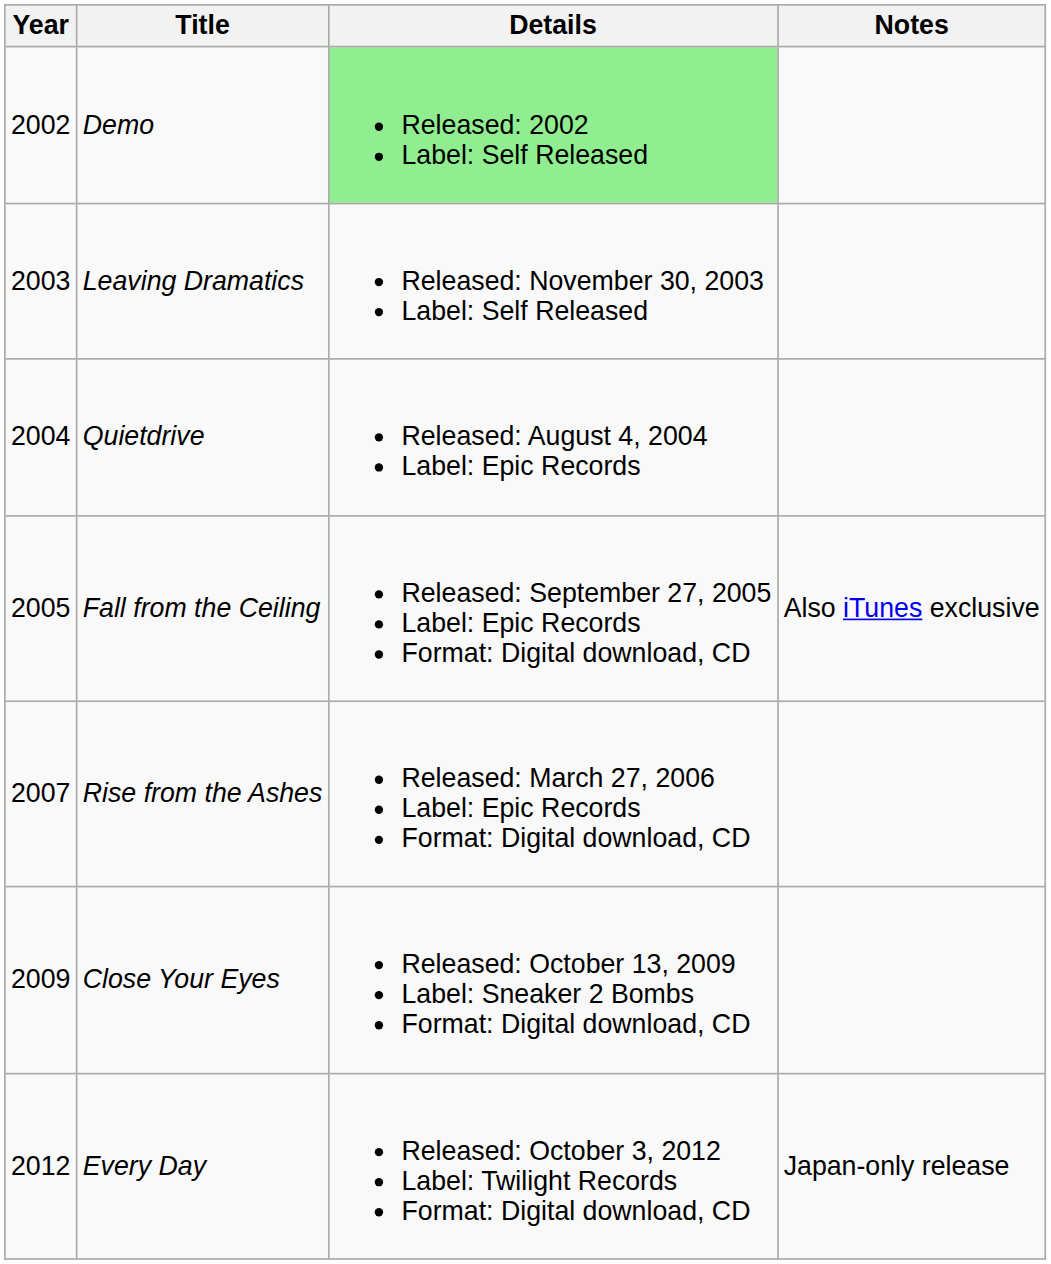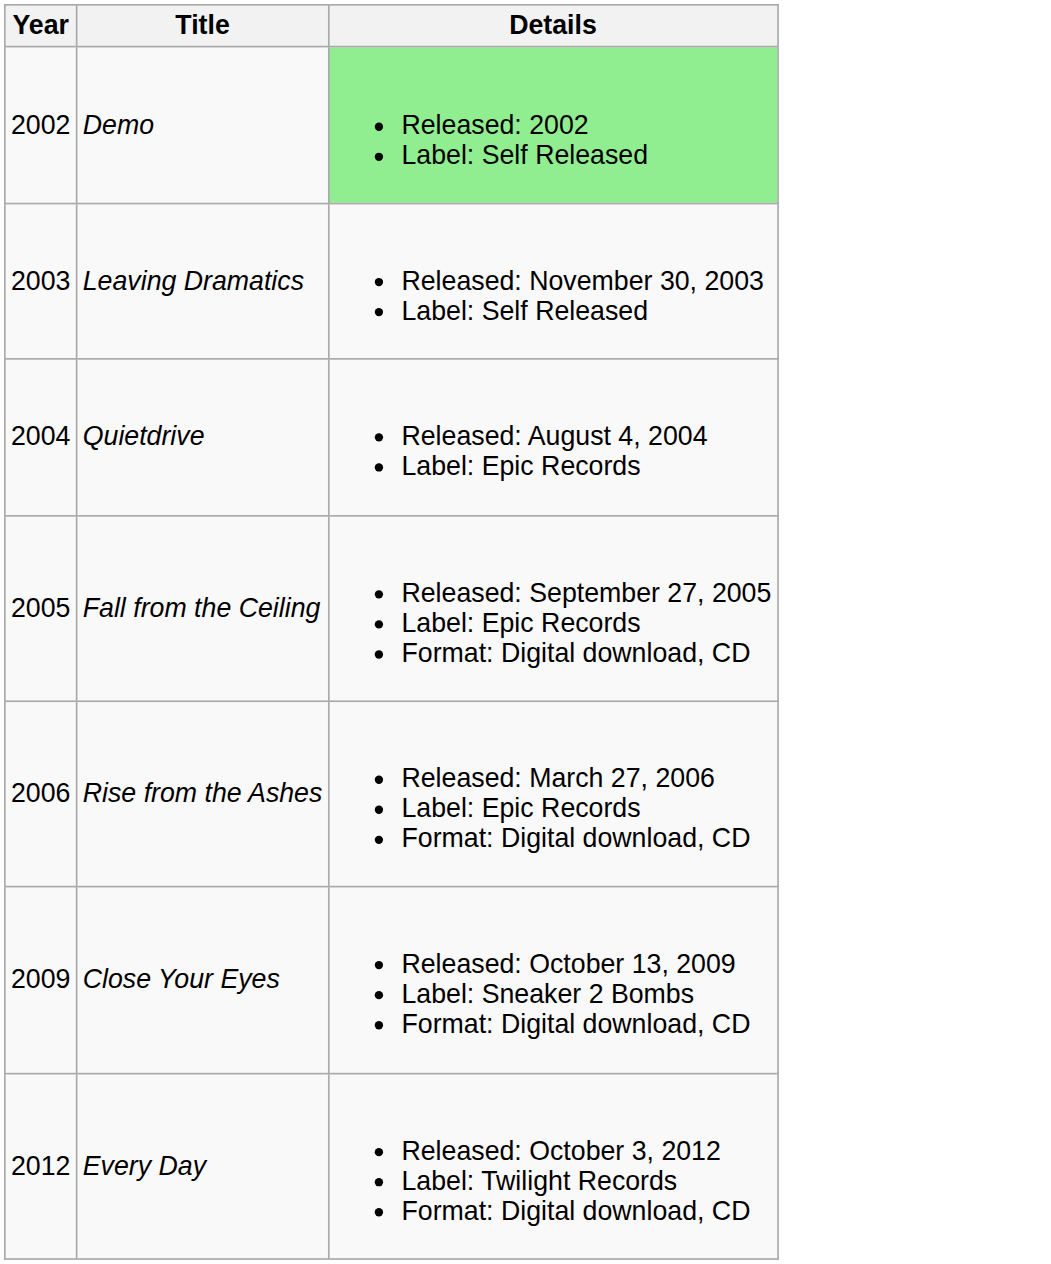- column: (912, 25)
(41, 793) 2007 -> (41, 793) 2006
